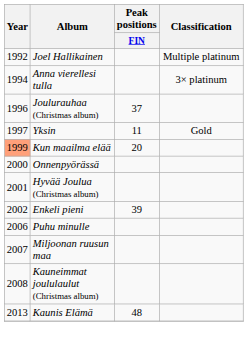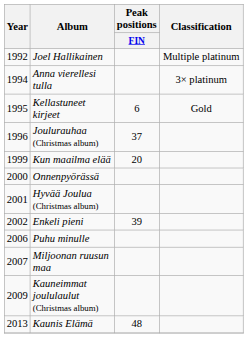+ row: (59, 108)
- row: (44, 131)
(17, 147) lightsalmon background -> (17, 159) no background
(17, 284) 2008 -> (17, 295) 2009
